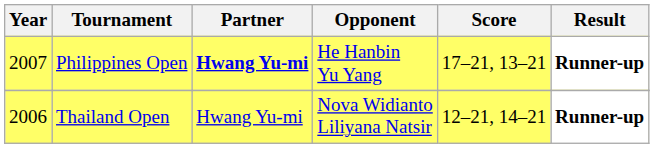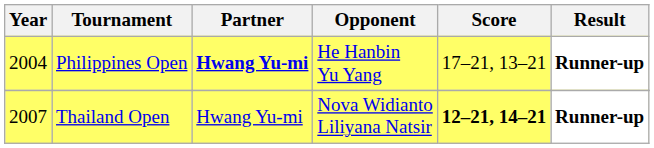(28, 63) 2007 -> (28, 63) 2004
(28, 116) 2006 -> (28, 116) 2007
(494, 116) normal -> (494, 116) bold
